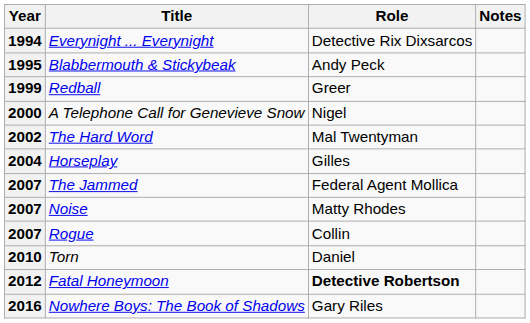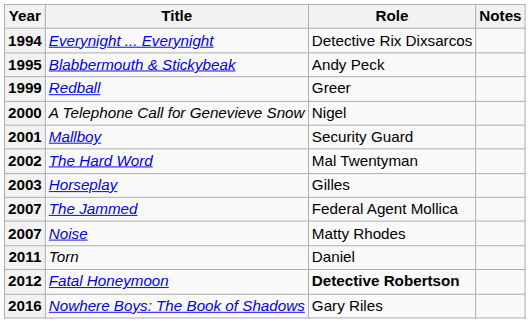+ row: (75, 137)
(25, 161) 2004 -> (25, 185) 2003
- row: (71, 233)
(25, 257) 2010 -> (25, 257) 2011
